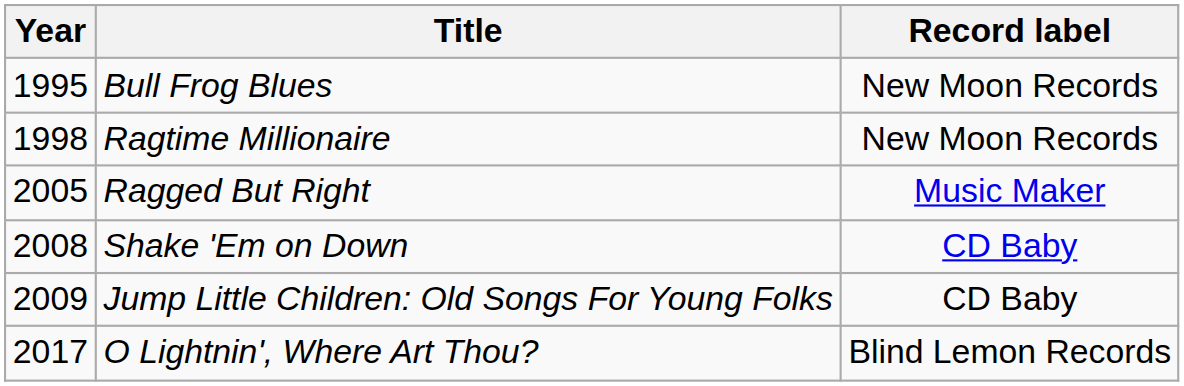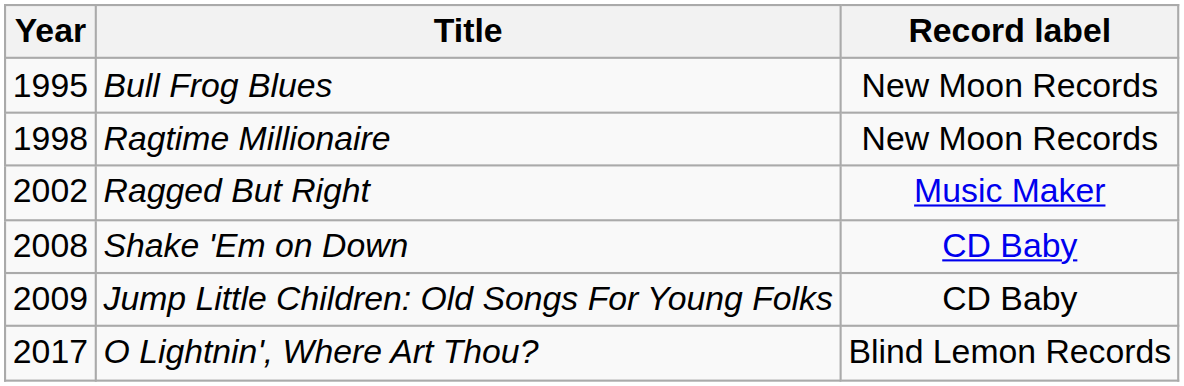(50, 191) 2005 -> (50, 191) 2002
